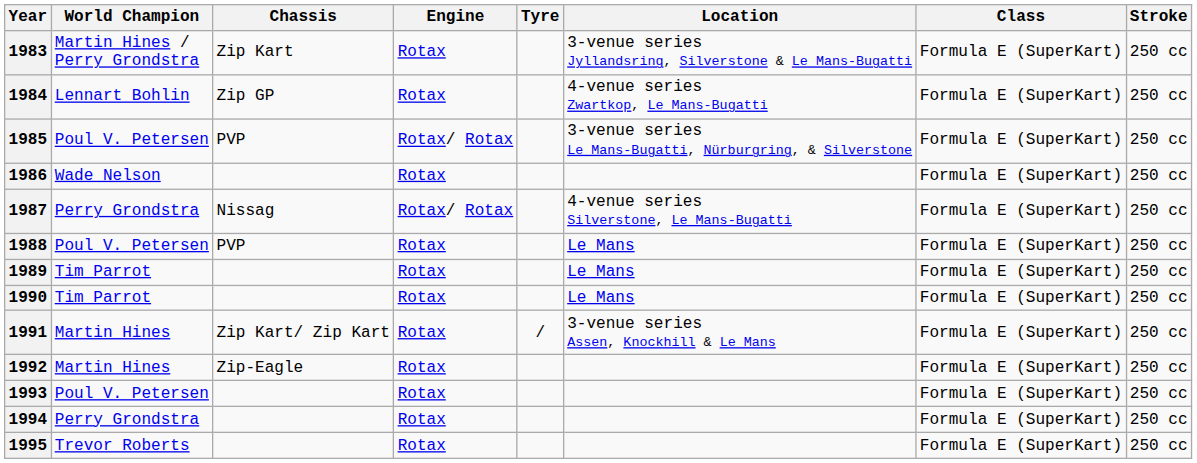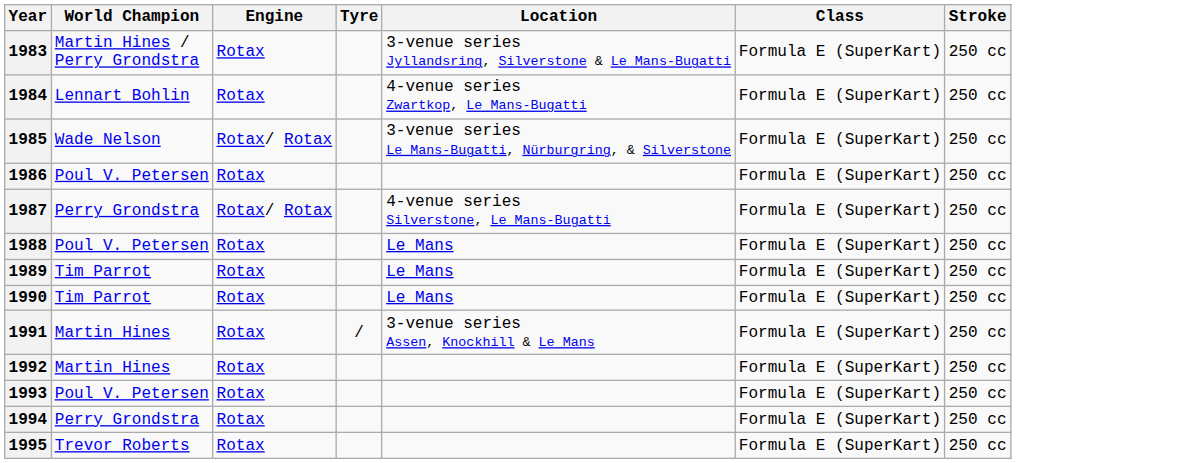- column: (303, 18)
(132, 141) Poul V. Petersen -> (108, 141) Wade Nelson
(108, 176) Wade Nelson -> (132, 176) Poul V. Petersen
